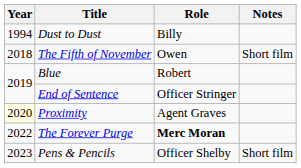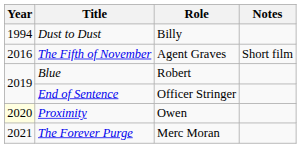(20, 53) 2018 -> (20, 53) 2016
(172, 53) Owen -> (192, 53) Agent Graves
(192, 113) Agent Graves -> (172, 113) Owen
(20, 133) 2022 -> (20, 133) 2021
(191, 133) bold -> (188, 133) normal
- row: (76, 152)
